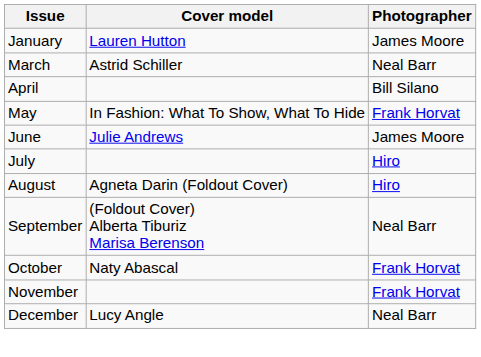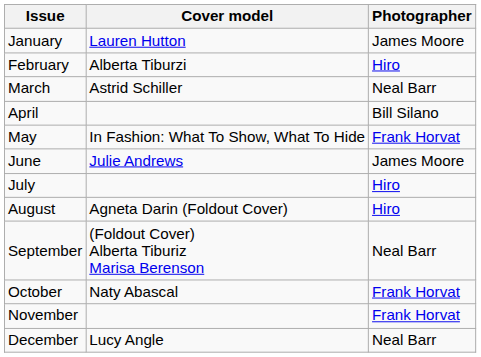+ row: (38, 64)
